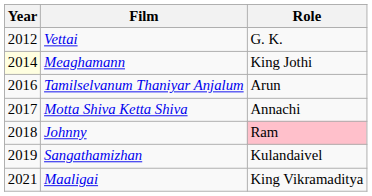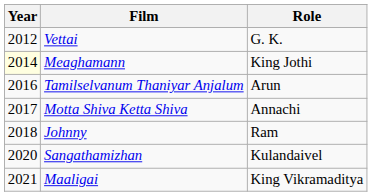(264, 132) pink background -> (264, 132) no background
(23, 156) 2019 -> (23, 156) 2020
